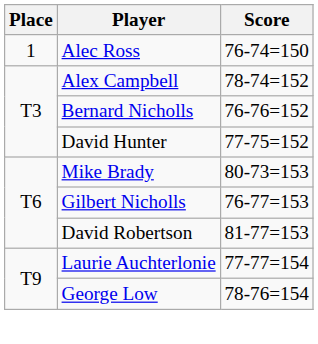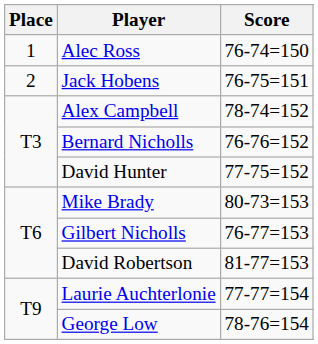+ row: (110, 80)
